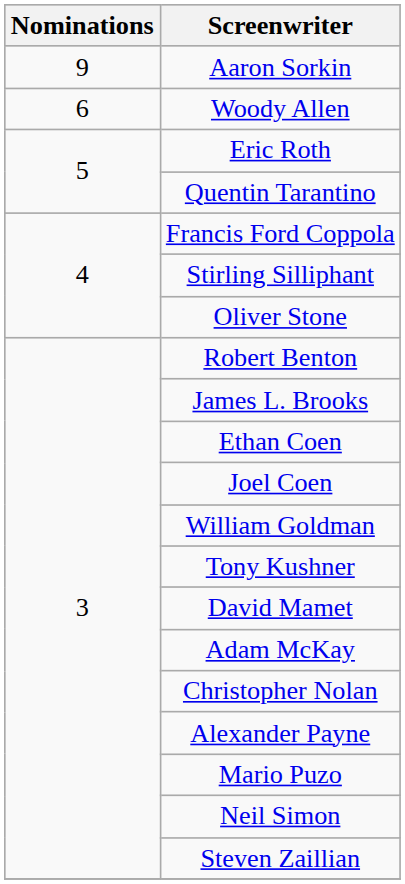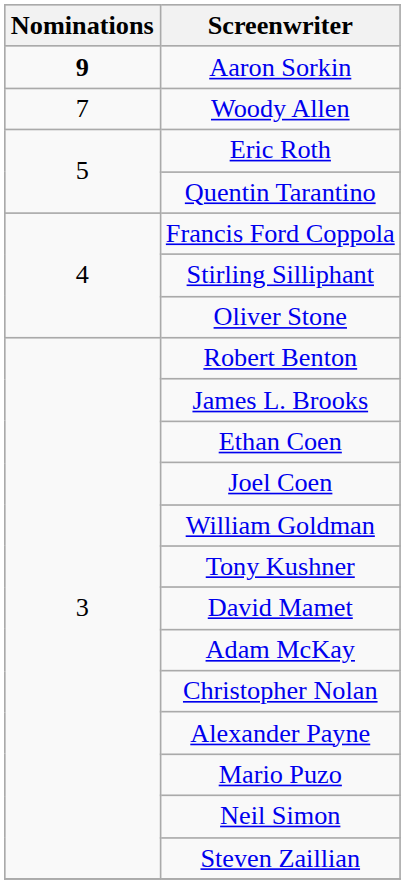(82, 66) normal -> (82, 66) bold
(82, 108) 6 -> (82, 108) 7
